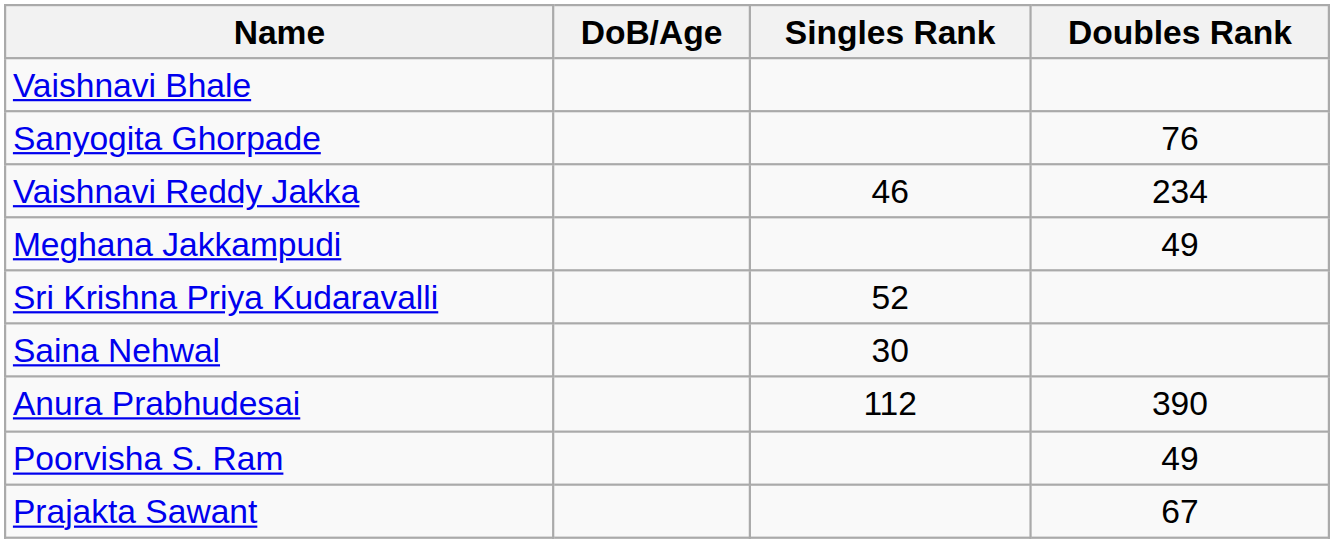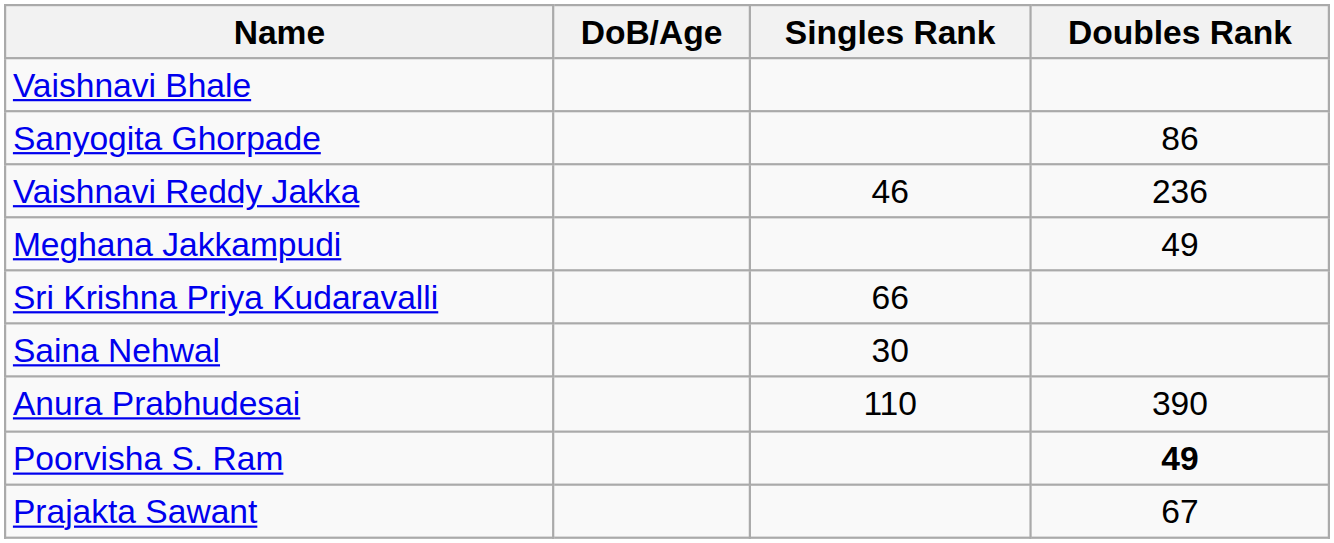(1180, 138) 76 -> (1180, 138) 86
(1180, 191) 234 -> (1180, 191) 236
(890, 298) 52 -> (890, 298) 66
(890, 404) 112 -> (890, 404) 110
(1180, 457) normal -> (1180, 457) bold
